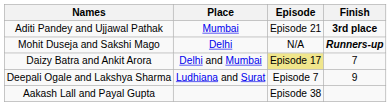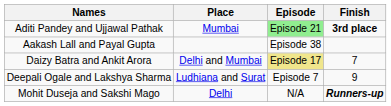(296, 28) no background -> (296, 28) lightgreen background
rows swapped: (89, 45) <-> (89, 93)
